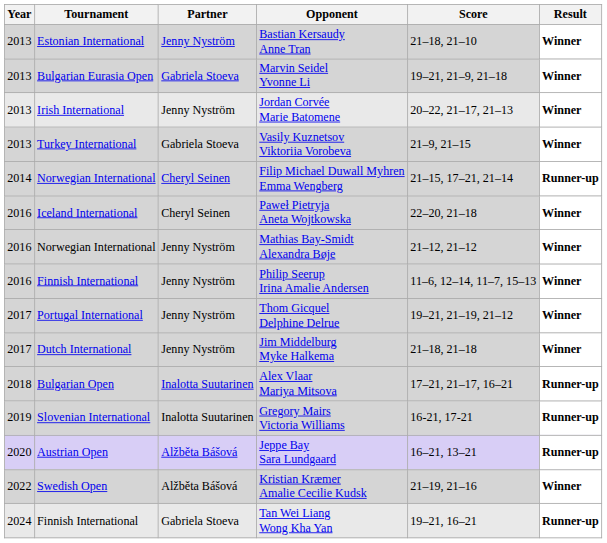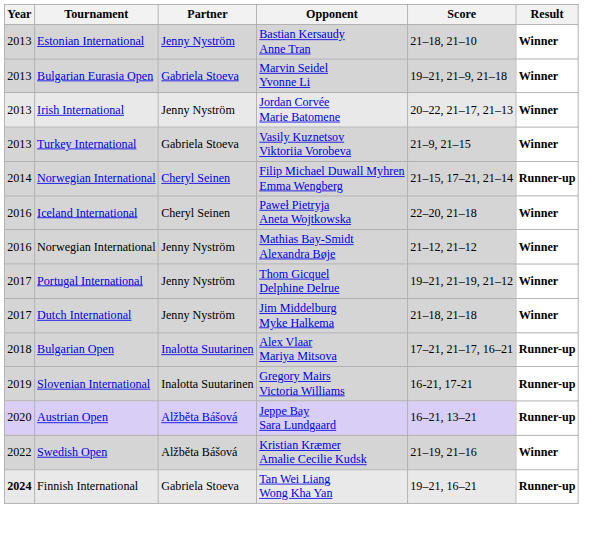- row: (314, 281)
(19, 521) normal -> (19, 486) bold
